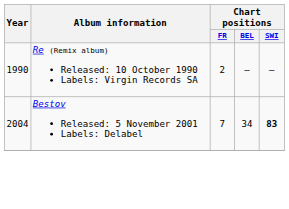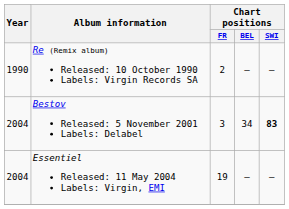(222, 124) 7 -> (222, 124) 3
+ row: (120, 173)
